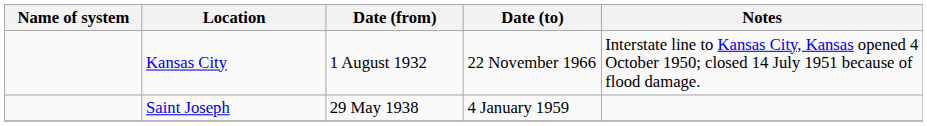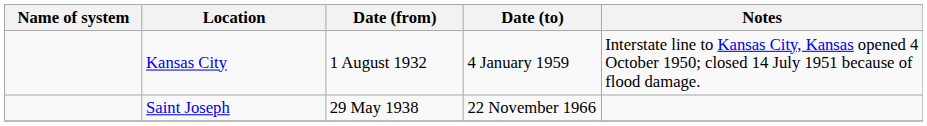(532, 62) 22 November 1966 -> (518, 62) 4 January 1959
(518, 107) 4 January 1959 -> (532, 107) 22 November 1966
